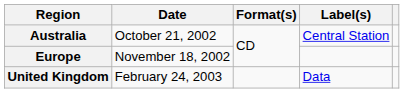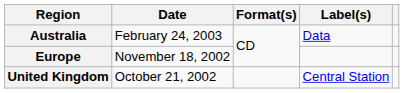(165, 35) October 21, 2002 -> (168, 35) February 24, 2003
(346, 35) Central Station -> (316, 35) Data
(168, 77) February 24, 2003 -> (165, 77) October 21, 2002
(316, 77) Data -> (346, 77) Central Station
